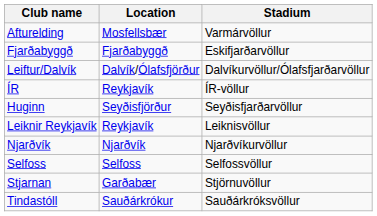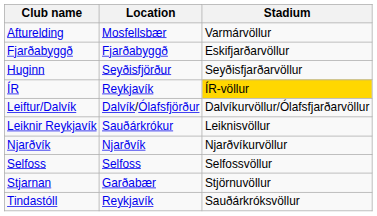rows swapped: (26, 107) <-> (42, 70)
(227, 88) no background -> (227, 88) gold background
(128, 126) Reykjavík -> (138, 126) Sauðárkrókur
(138, 201) Sauðárkrókur -> (128, 201) Reykjavík
